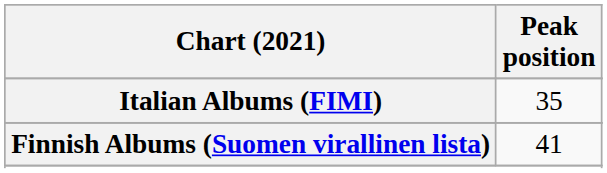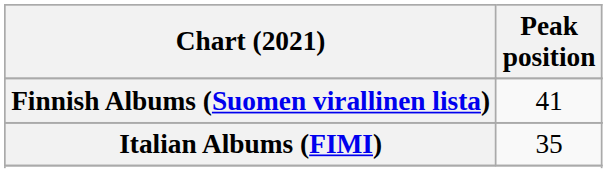rows swapped: (251, 143) <-> (251, 100)
